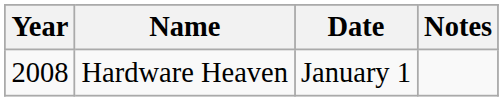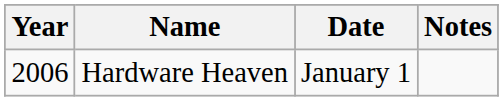(40, 72) 2008 -> (40, 72) 2006
